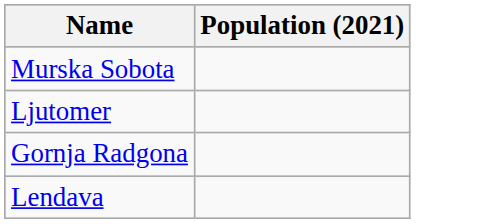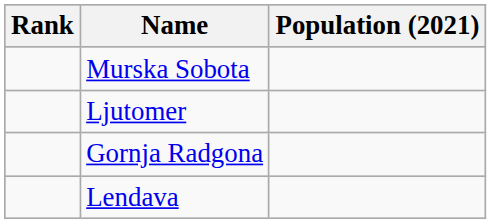+ column: (42, 25)
